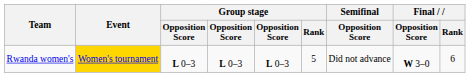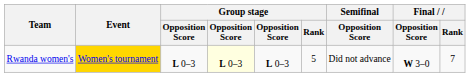(231, 65) no background -> (231, 65) lightyellow background
(453, 59) 6 -> (453, 59) 7
